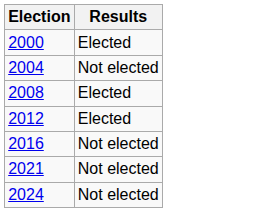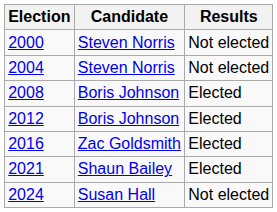+ column: (129, 17)
(104, 42) Elected -> (229, 42) Not elected
(118, 144) Not elected -> (215, 144) Elected
(118, 169) Not elected -> (215, 169) Elected
